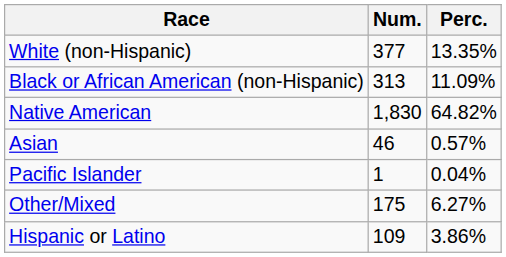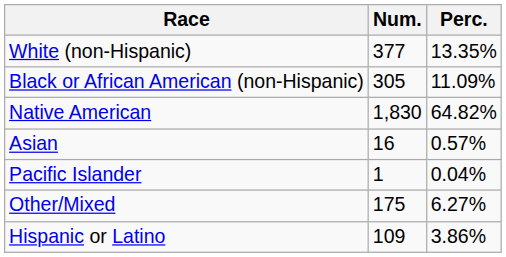(389, 81) 313 -> (389, 81) 305
(384, 143) 46 -> (384, 143) 16
